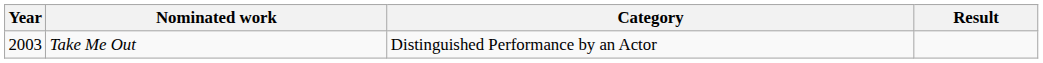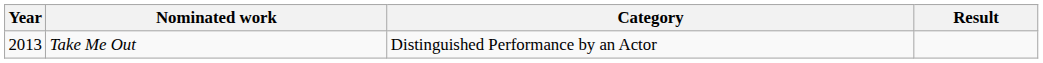(25, 44) 2003 -> (25, 44) 2013
